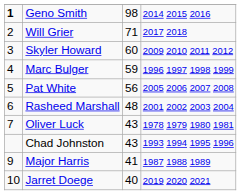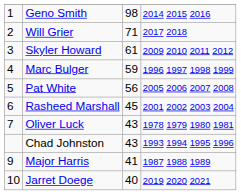(10, 13) bold -> (10, 13) normal
(131, 50) 60 -> (131, 50) 61
(131, 106) 48 -> (131, 106) 45
